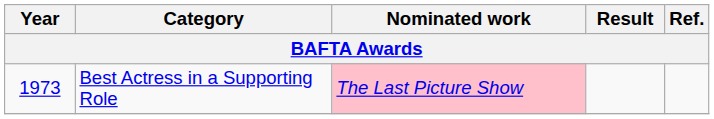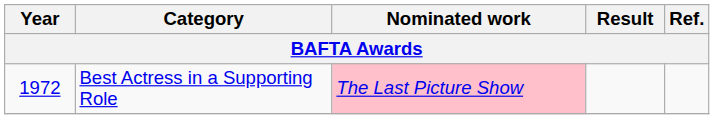(40, 88) 1973 -> (40, 88) 1972
